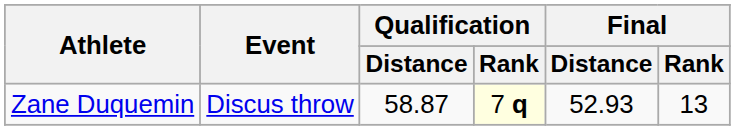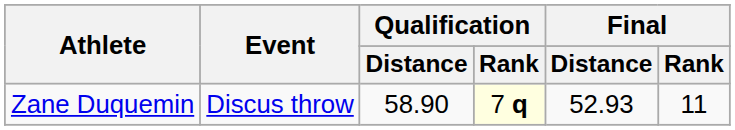(417, 105) 58.87 -> (417, 105) 58.90
(694, 105) 13 -> (694, 105) 11
